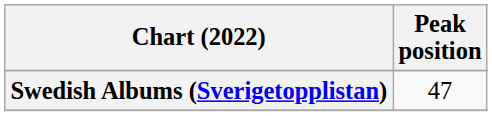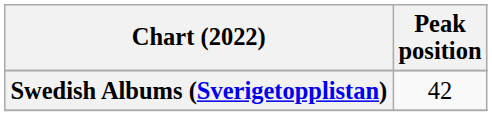(440, 90) 47 -> (440, 90) 42
